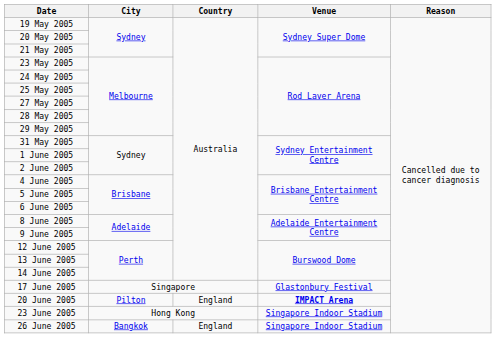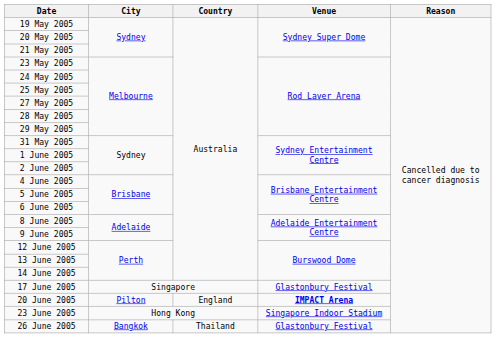(215, 326) England -> (215, 326) Thailand
(324, 326) Singapore Indoor Stadium -> (324, 326) Glastonbury Festival
